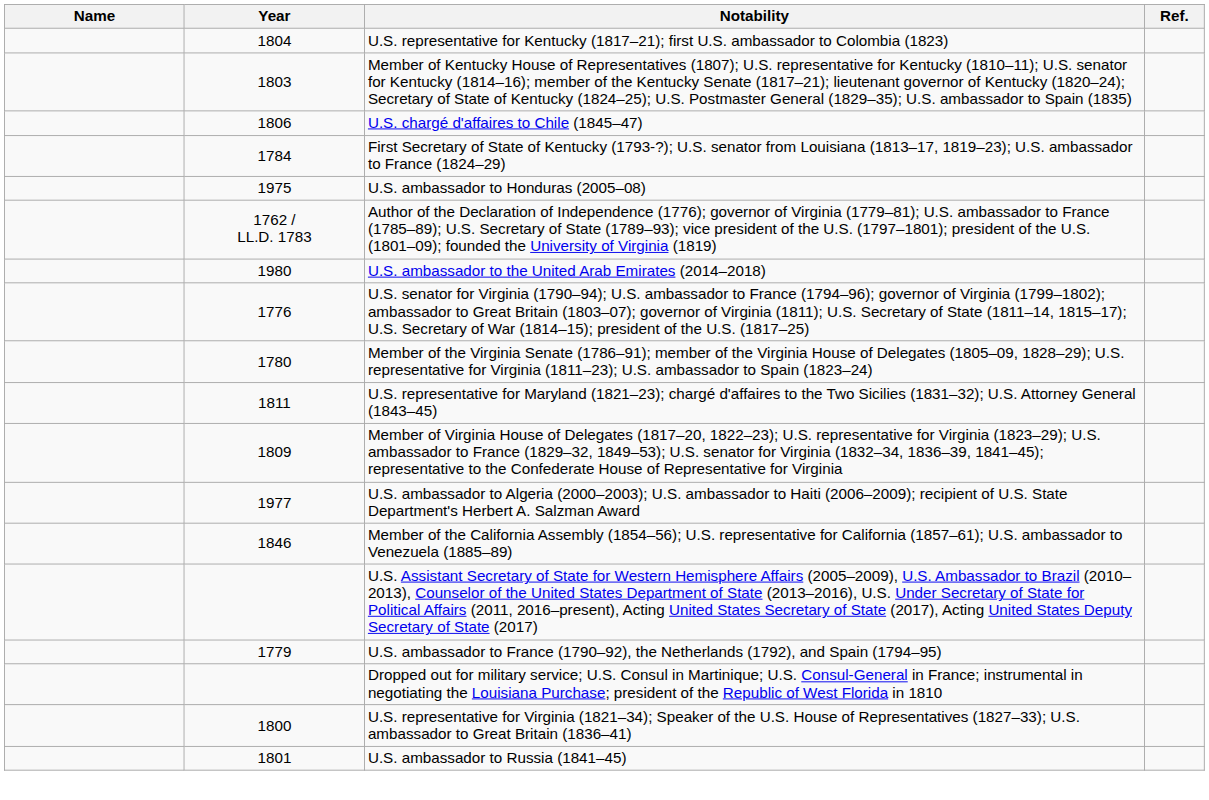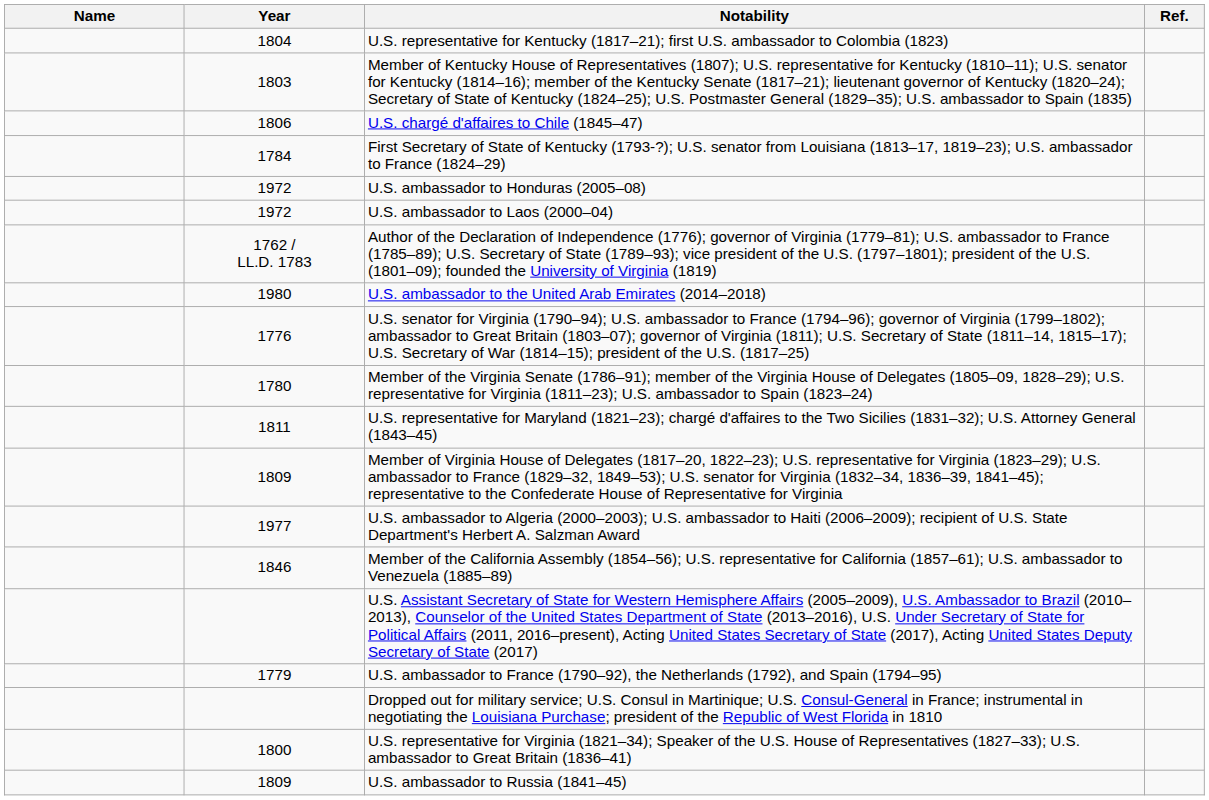(274, 188) 1975 -> (274, 188) 1972
+ row: (490, 212)
(274, 758) 1801 -> (274, 782) 1809
